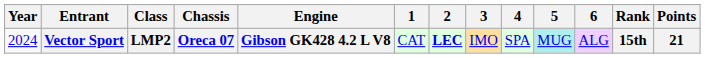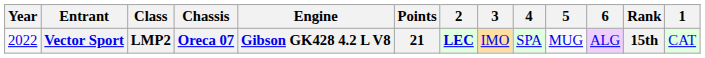columns swapped: (411, 16) <-> (677, 16)
(23, 40) 2024 -> (23, 40) 2022
(554, 40) paleturquoise background -> (566, 40) no background
